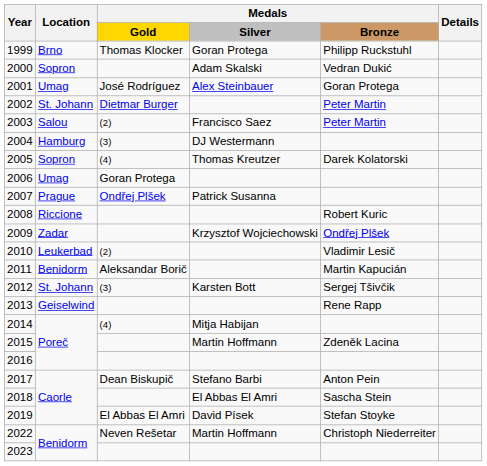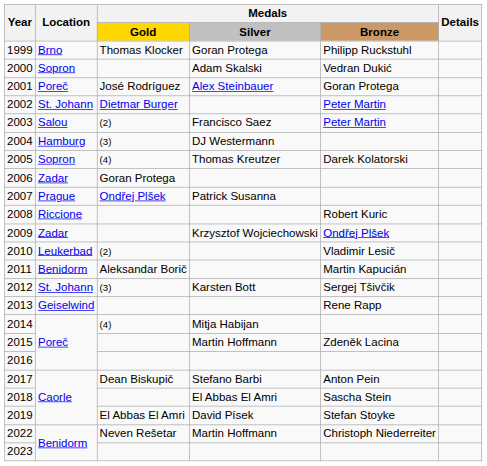(53, 86) Umag -> (53, 86) Poreč
(53, 178) Umag -> (53, 178) Zadar
